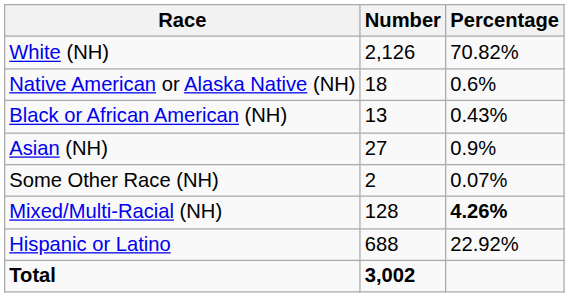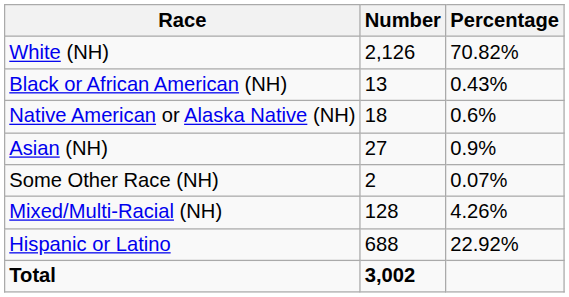rows swapped: (148, 116) <-> (182, 84)
(479, 212) bold -> (479, 212) normal
